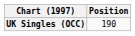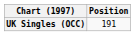(109, 24) 190 -> (109, 24) 191
